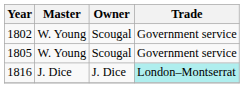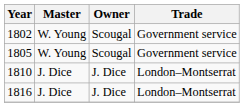+ row: (20, 72)
(186, 72) paleturquoise background -> (186, 92) no background
